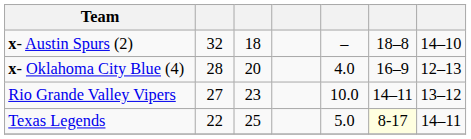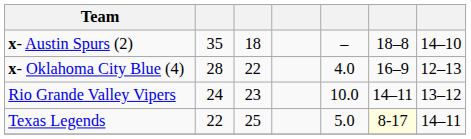(215, 43) 32 -> (215, 43) 35
(253, 69) 20 -> (253, 69) 22
(215, 95) 27 -> (215, 95) 24
